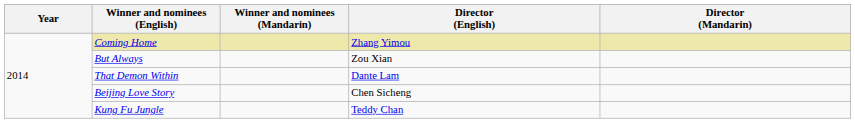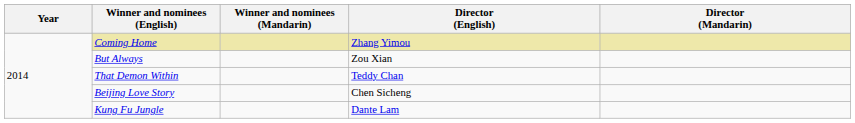(375, 76) Dante Lam -> (377, 76) Teddy Chan
(377, 110) Teddy Chan -> (375, 110) Dante Lam
